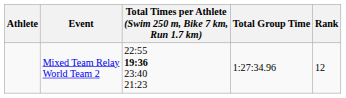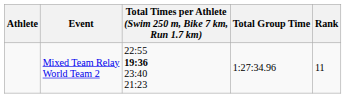(320, 68) 12 -> (320, 68) 11
